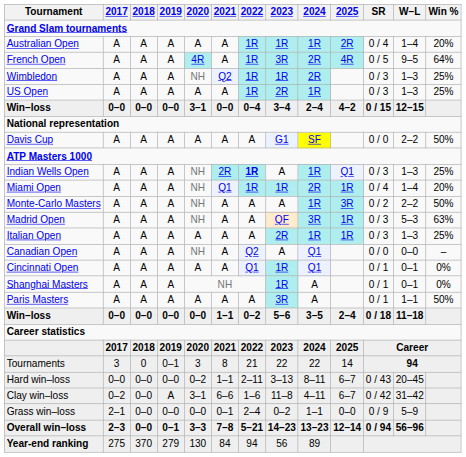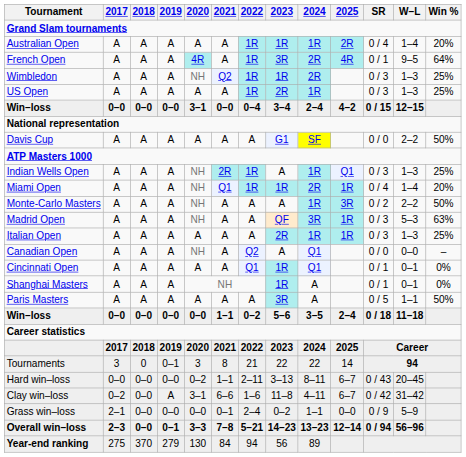(378, 60) 0 / 5 -> (378, 60) 0 / 1
(252, 172) bold -> (252, 172) normal
(378, 300) 0 / 1 -> (378, 300) 0 / 5
